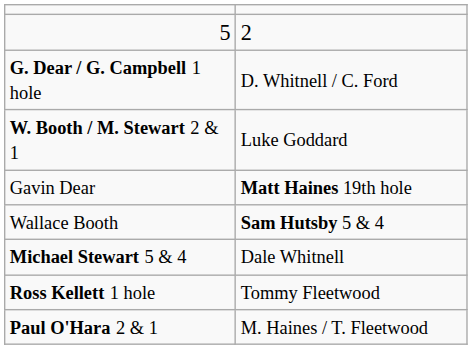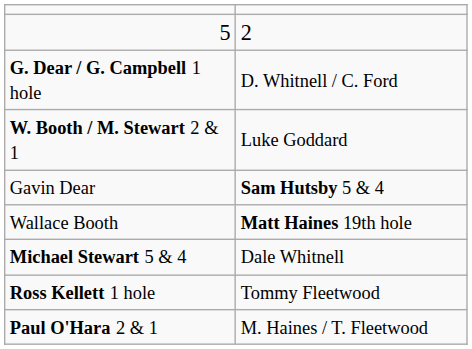(326, 188) Matt Haines 19th hole -> (312, 188) Sam Hutsby 5 & 4
(312, 223) Sam Hutsby 5 & 4 -> (326, 223) Matt Haines 19th hole
